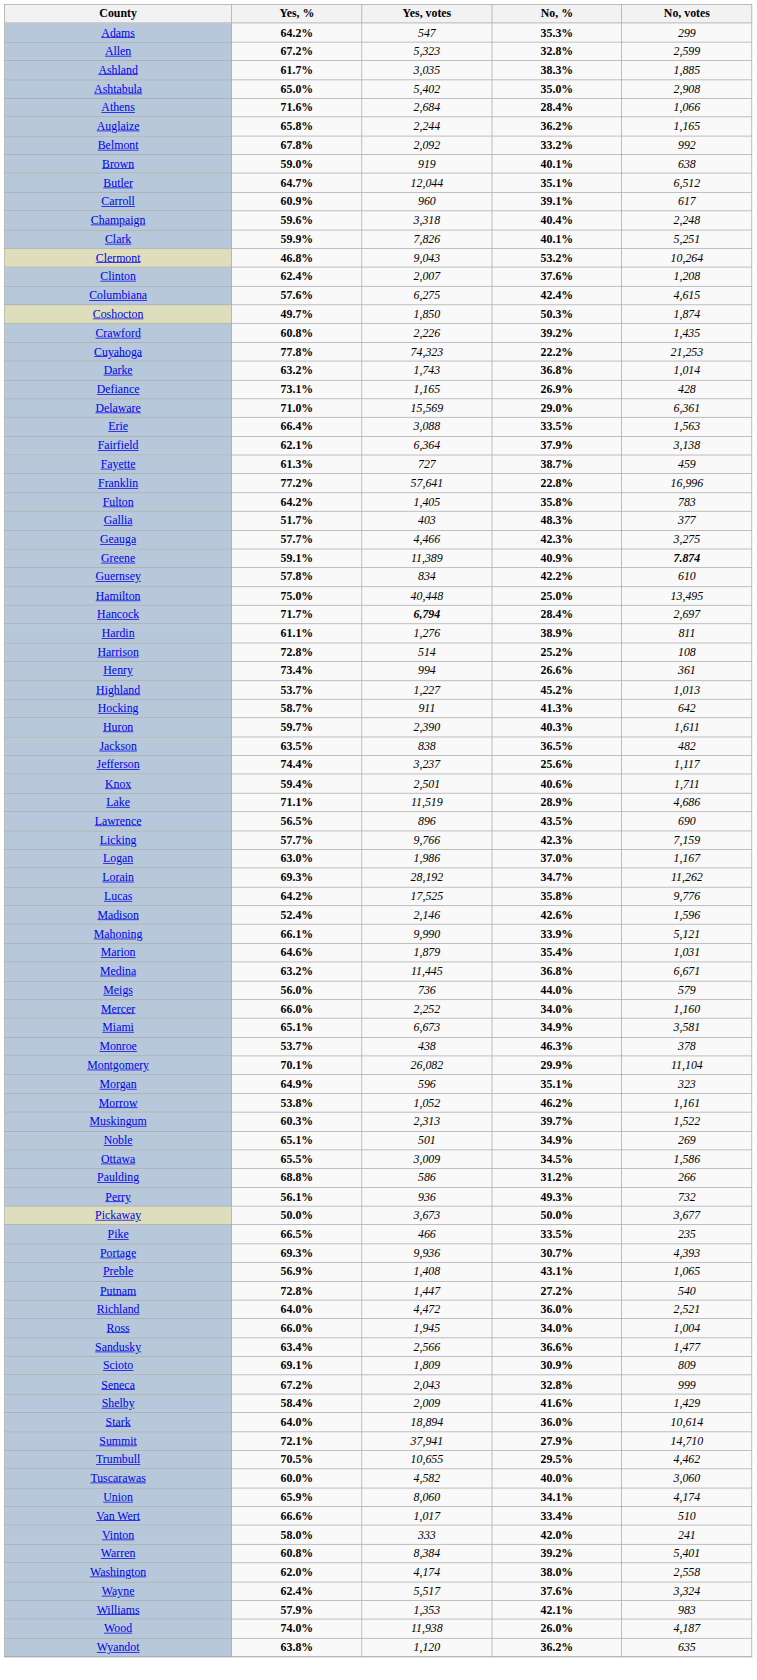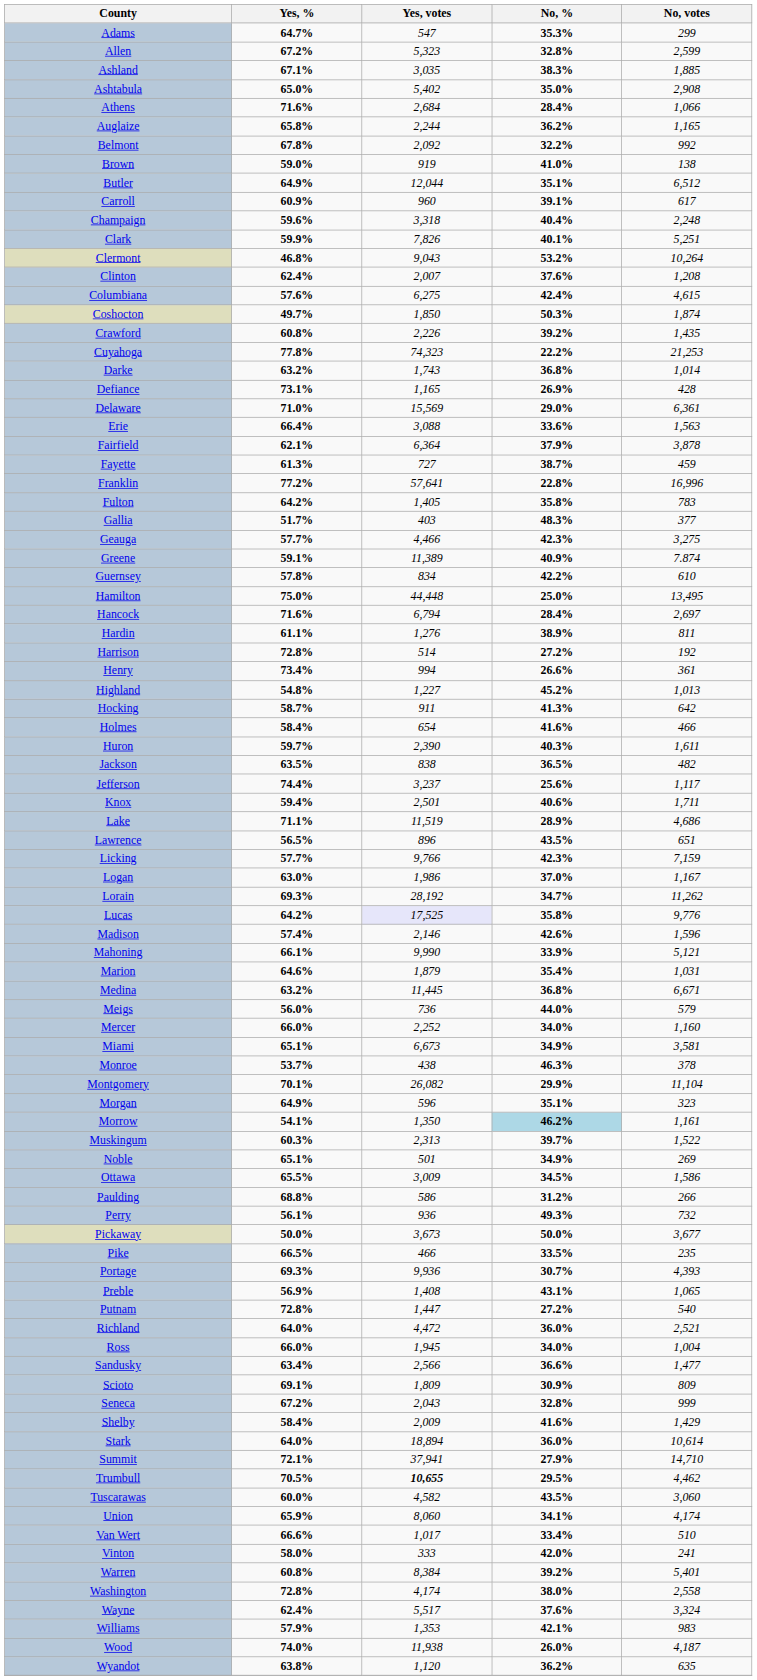(297, 32) 64.2% -> (297, 32) 64.7%
(297, 70) 61.7% -> (297, 70) 67.1%
(557, 145) 33.2% -> (557, 145) 32.2%
(557, 164) 40.1% -> (557, 164) 41.0%
(687, 164) 638 -> (687, 164) 138
(297, 182) 64.7% -> (297, 182) 64.9%
(557, 426) 33.5% -> (557, 426) 33.6%
(687, 445) 3,138 -> (687, 445) 3,878
(687, 558) bold -> (687, 558) normal
(427, 595) 40,448 -> (427, 595) 44,448
(297, 614) 71.7% -> (297, 614) 71.6%
(427, 614) bold -> (427, 614) normal
(557, 652) 25.2% -> (557, 652) 27.2%
(687, 652) 108 -> (687, 652) 192
(297, 689) 53.7% -> (297, 689) 54.8%
+ row: (118, 727)
(687, 821) 690 -> (687, 840) 651
(427, 896) no background -> (427, 915) lavender background
(297, 915) 52.4% -> (297, 933) 57.4%
(297, 1102) 53.8% -> (297, 1121) 54.1%
(427, 1102) 1,052 -> (427, 1121) 1,350
(557, 1102) no background -> (557, 1121) lightblue background
(427, 1459) normal -> (427, 1478) bold
(557, 1478) 40.0% -> (557, 1497) 43.5%
(297, 1572) 62.0% -> (297, 1591) 72.8%
